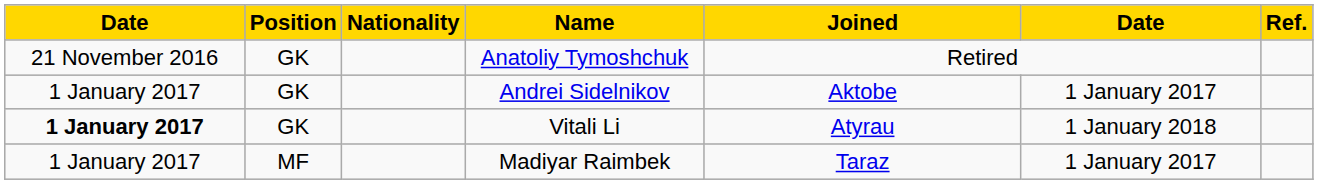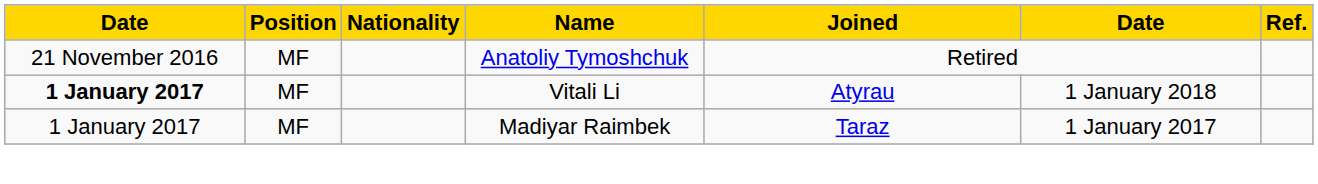(293, 57) GK -> (293, 57) MF
- row: (585, 92)
(293, 127) GK -> (293, 92) MF
